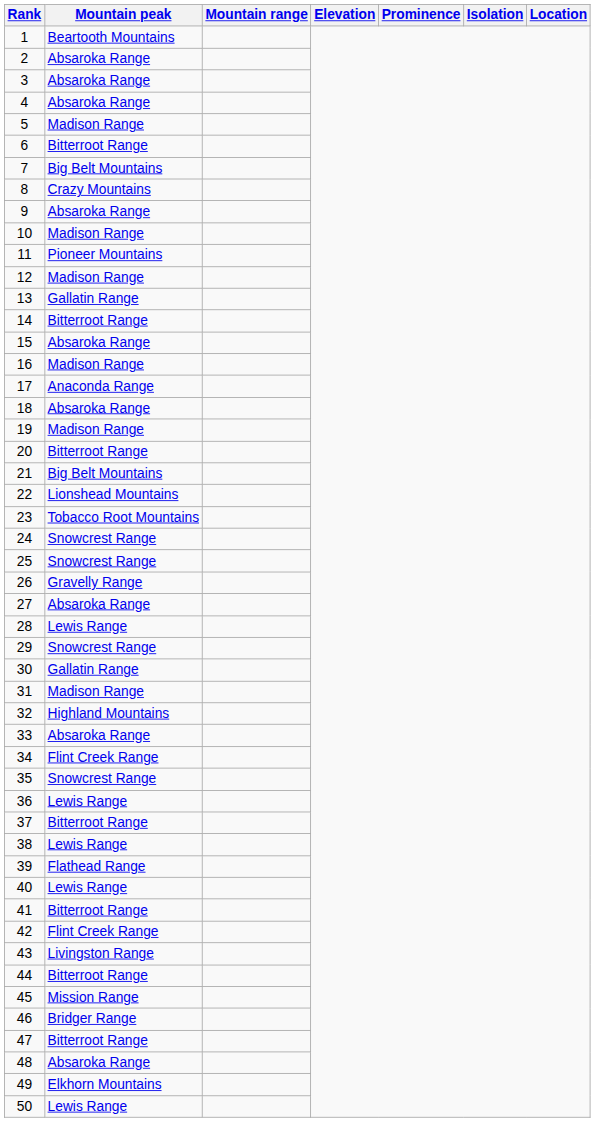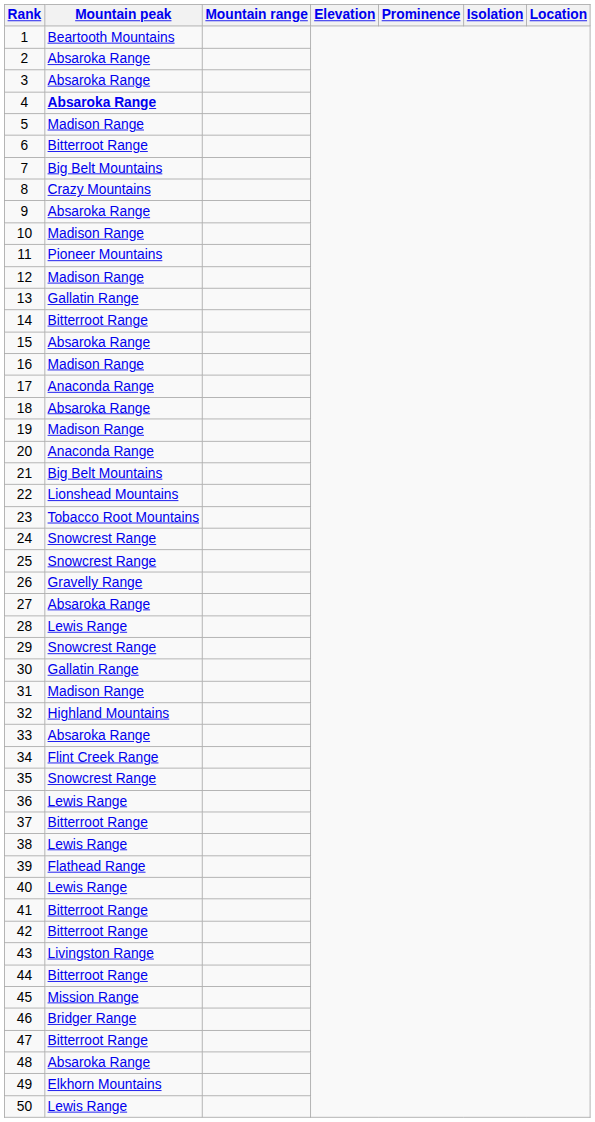(99, 102) normal -> (102, 102) bold
(98, 451) Bitterroot Range -> (101, 451) Anaconda Range
(103, 931) Flint Creek Range -> (98, 931) Bitterroot Range
